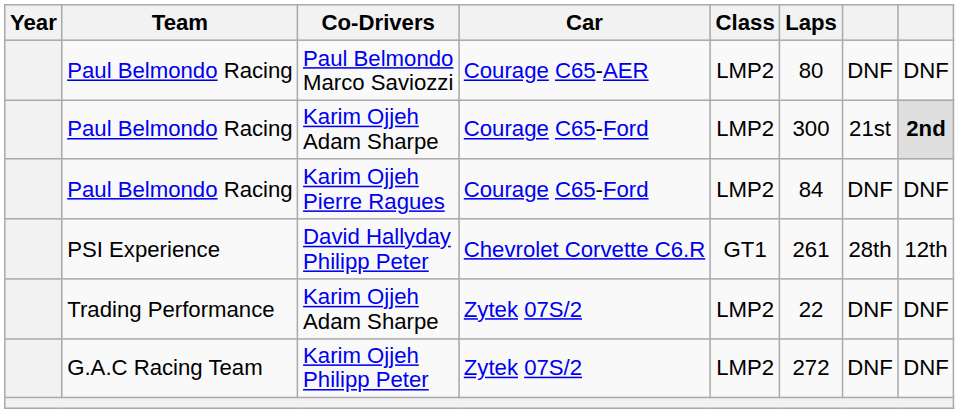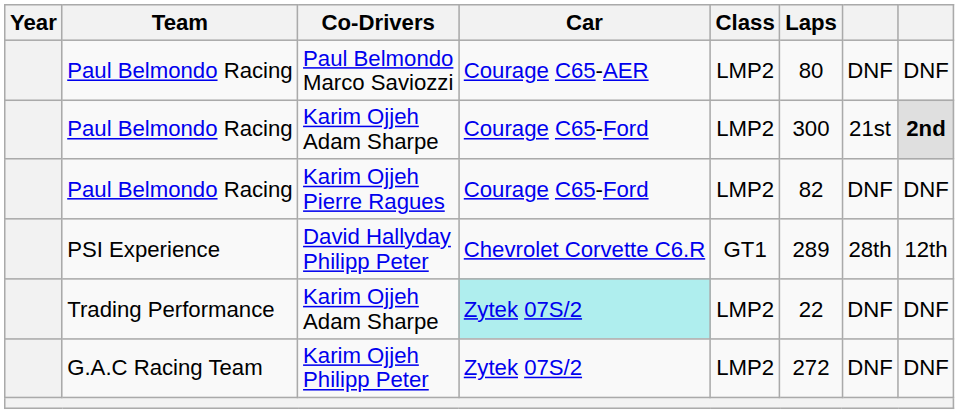(811, 189) 84 -> (811, 189) 82
(811, 249) 261 -> (811, 249) 289
(523, 309) no background -> (523, 309) paleturquoise background
